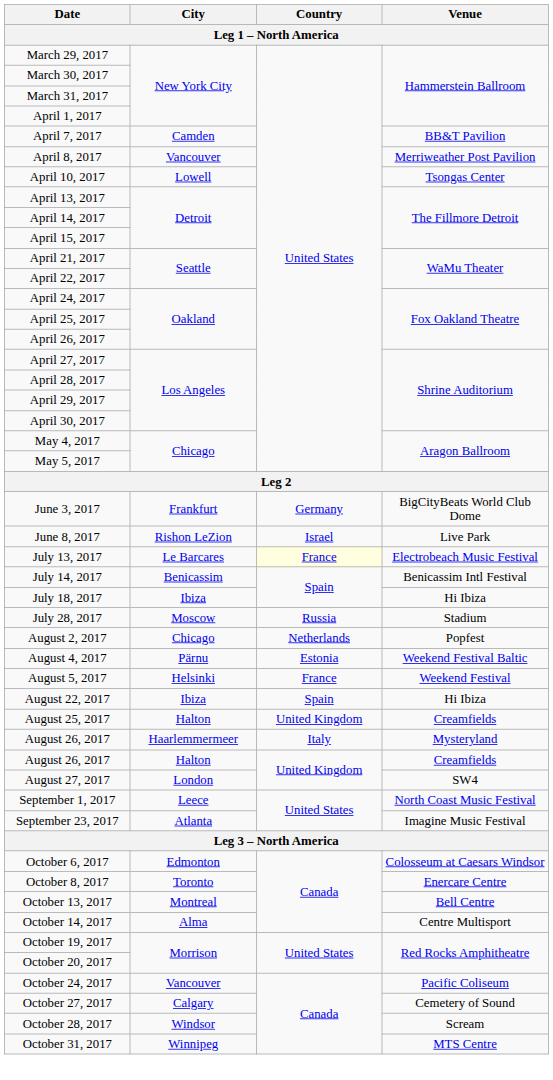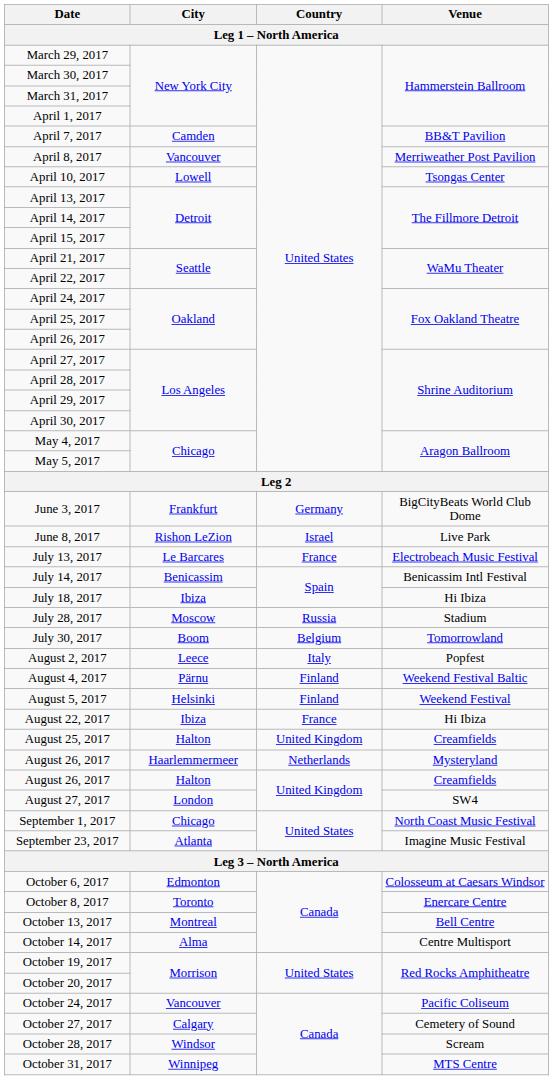(319, 556) lightyellow background -> (319, 556) no background
+ row: (67, 638)
(193, 638) Chicago -> (193, 658) Leece
(319, 638) Netherlands -> (319, 658) Italy
(319, 658) Estonia -> (319, 678) Finland
(319, 678) France -> (319, 698) Finland
(319, 698) Spain -> (319, 719) France
(319, 739) Italy -> (319, 759) Netherlands
(193, 800) Leece -> (193, 820) Chicago
